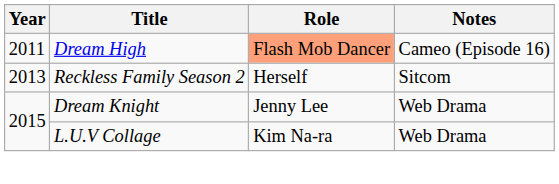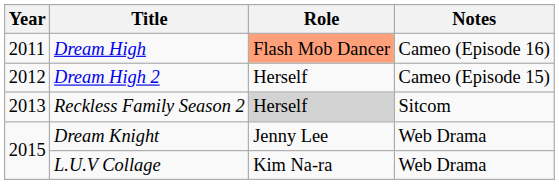+ row: (107, 77)
(280, 77) no background -> (280, 106) lightgrey background
